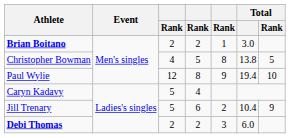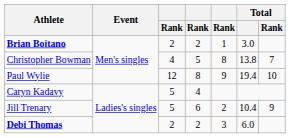(272, 60) 5 -> (272, 60) 7
